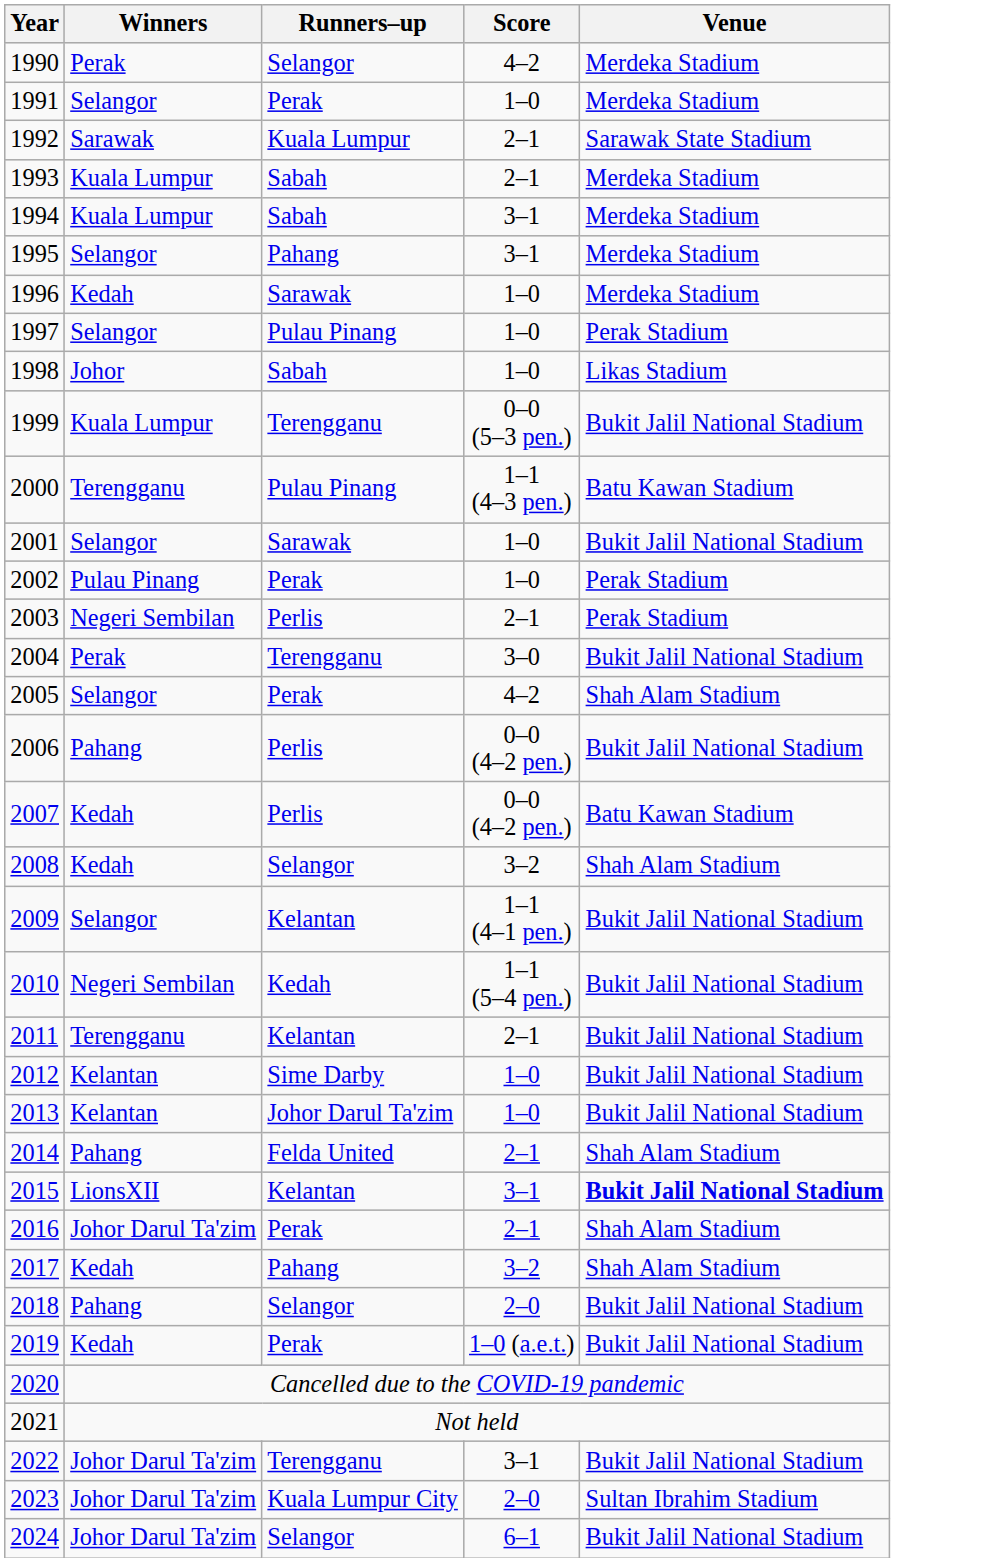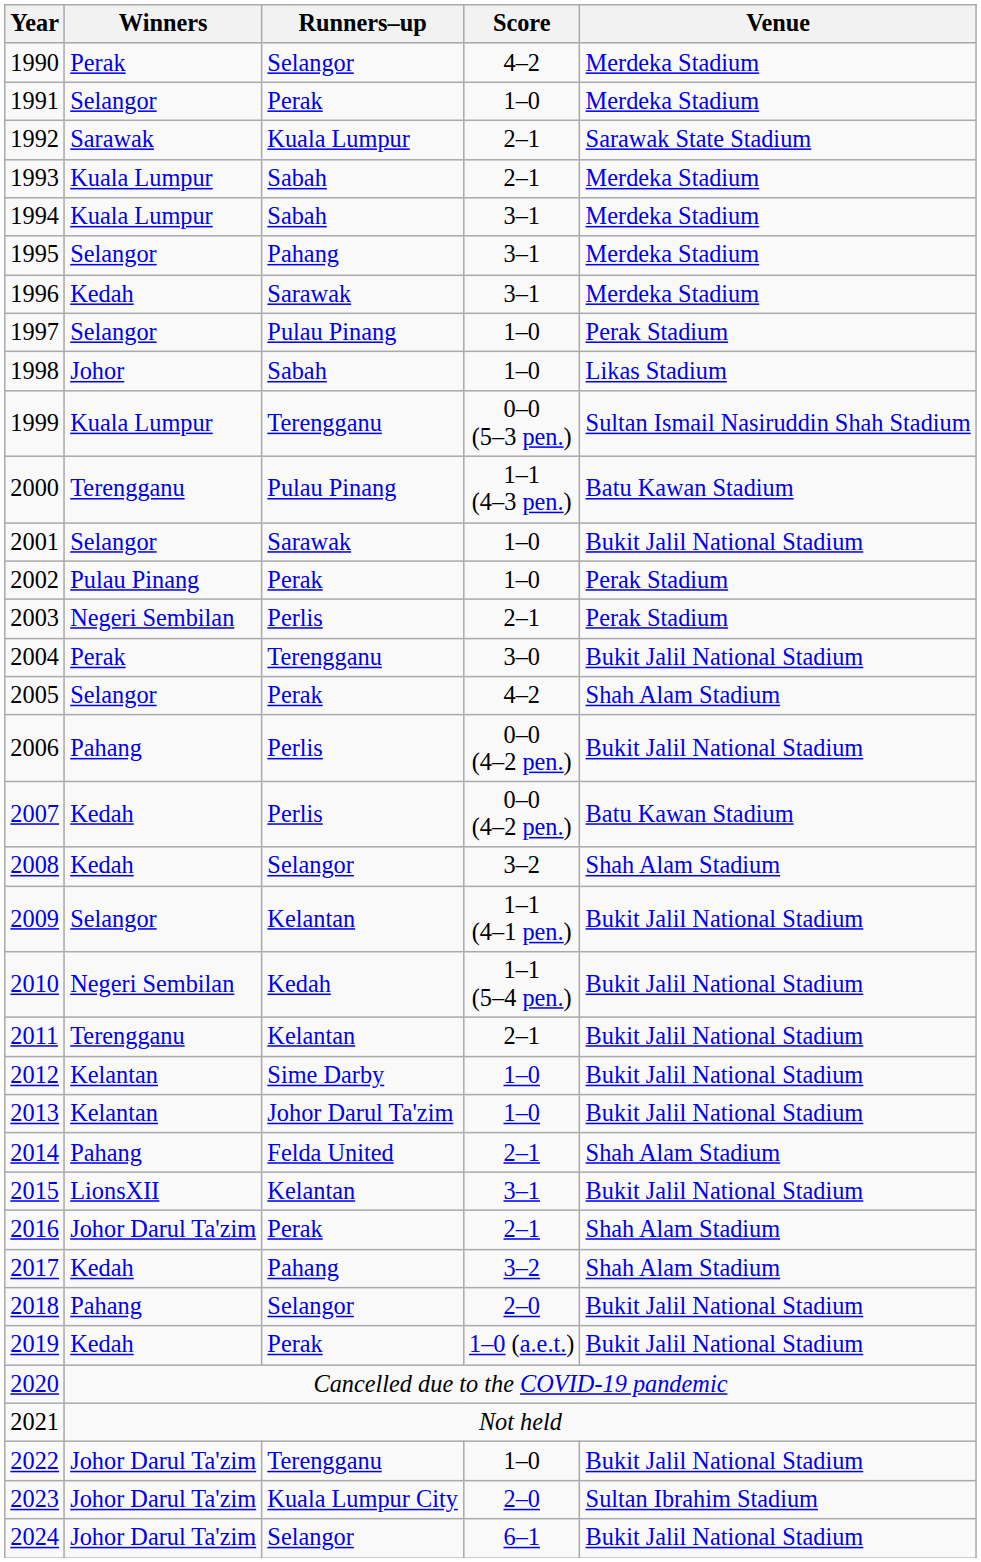(522, 293) 1–0 -> (522, 293) 3–1
(724, 423) Bukit Jalil National Stadium -> (778, 423) Sultan Ismail Nasiruddin Shah Stadium
(735, 1190) bold -> (724, 1190) normal
(522, 1460) 3–1 -> (522, 1460) 1–0
